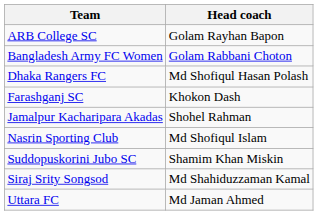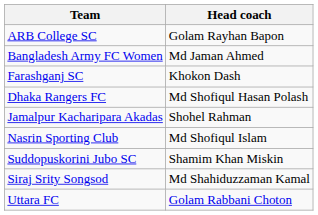(230, 55) Golam Rabbani Choton -> (216, 55) Md Jaman Ahmed
rows swapped: (57, 76) <-> (45, 96)
(216, 199) Md Jaman Ahmed -> (230, 199) Golam Rabbani Choton
